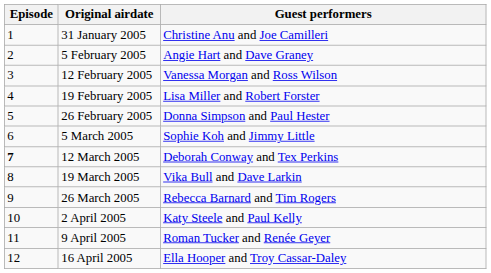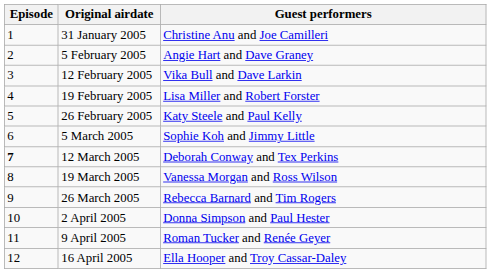(250, 75) Vanessa Morgan and Ross Wilson -> (232, 75) Vika Bull and Dave Larkin
(246, 116) Donna Simpson and Paul Hester -> (232, 116) Katy Steele and Paul Kelly
(232, 177) Vika Bull and Dave Larkin -> (250, 177) Vanessa Morgan and Ross Wilson
(232, 217) Katy Steele and Paul Kelly -> (246, 217) Donna Simpson and Paul Hester
